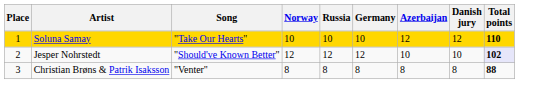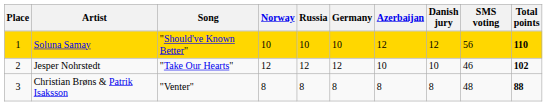+ column: (486, 17)
(211, 39) "Take Our Hearts" -> (197, 44) "Should've Known Better"
(227, 54) "Should've Known Better" -> (197, 66) "Take Our Hearts"
(494, 54) lavender background -> (521, 66) no background
